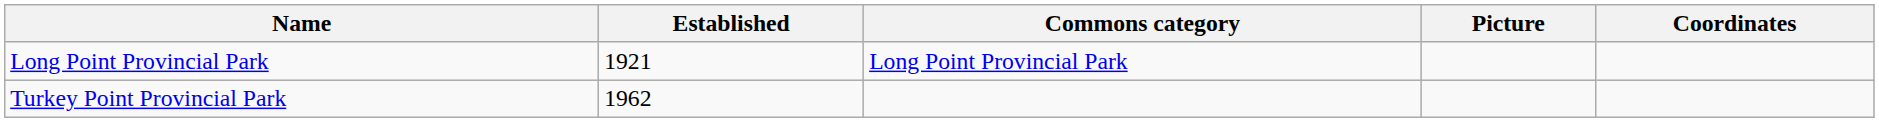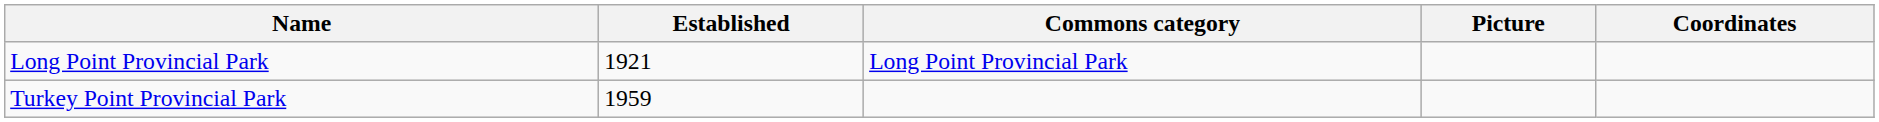(628, 98) 1962 -> (628, 98) 1959
